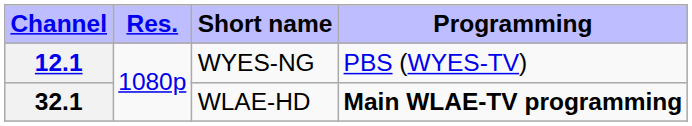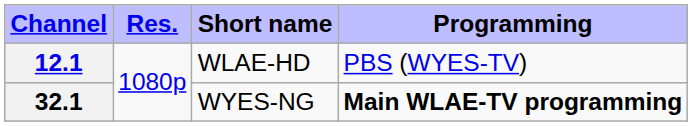(256, 62) WYES-NG -> (254, 62) WLAE-HD
(254, 101) WLAE-HD -> (256, 101) WYES-NG
